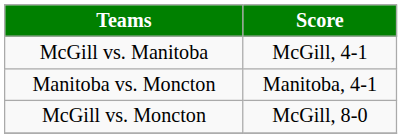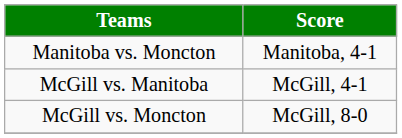rows swapped: (124, 52) <-> (124, 84)
